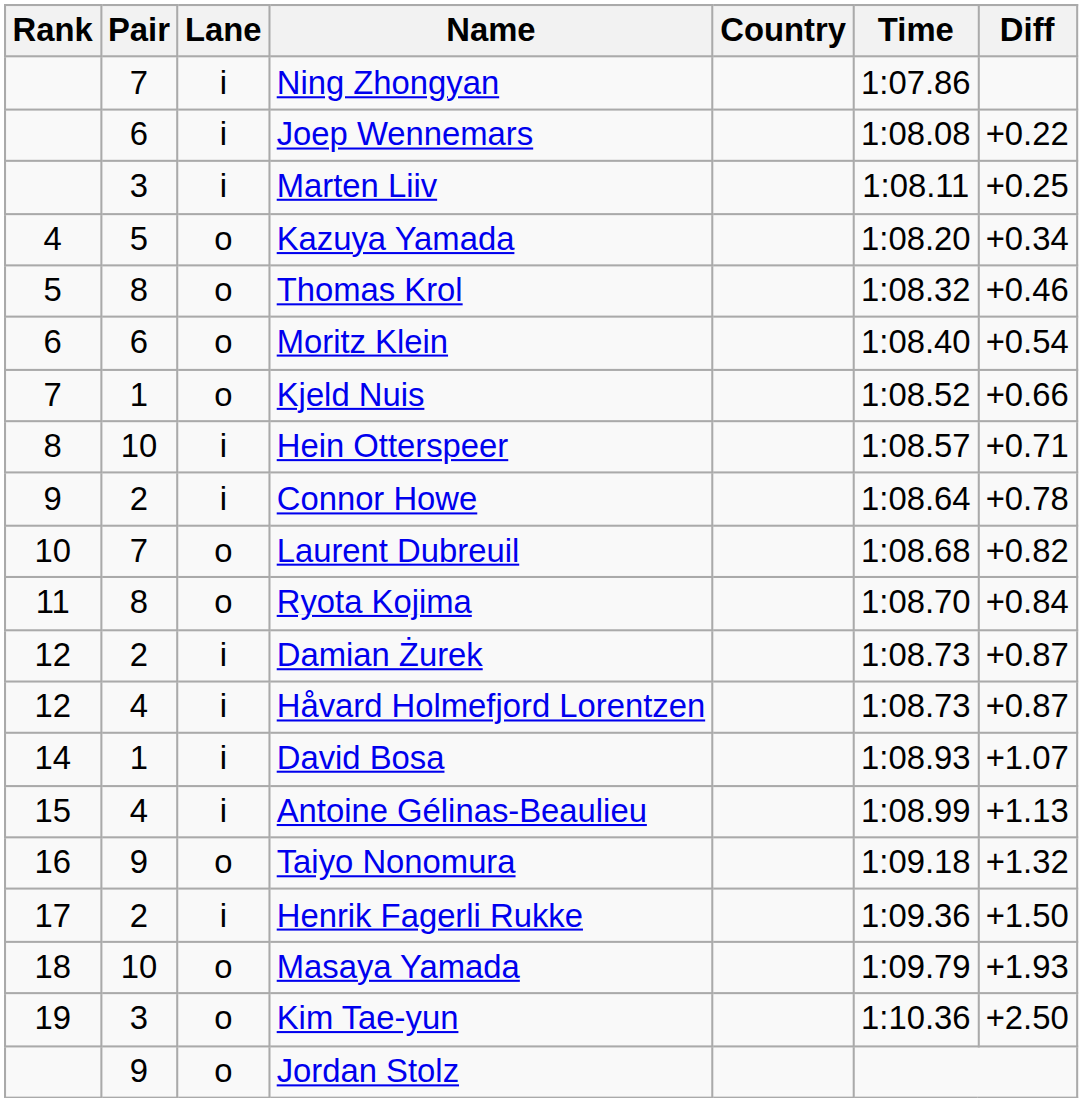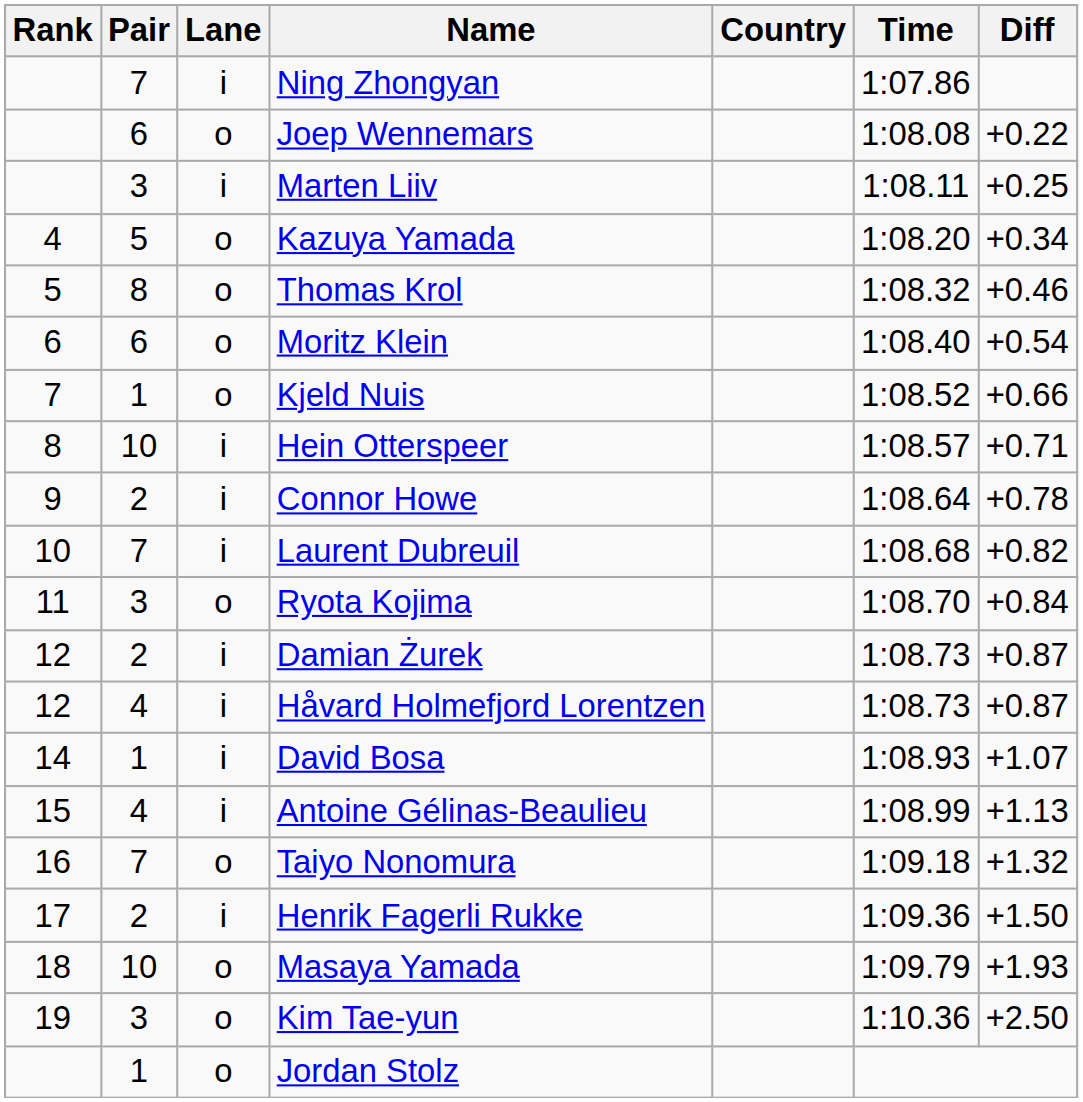(223, 134) i -> (223, 134) o
(223, 550) o -> (223, 550) i
(139, 602) 8 -> (139, 602) 3
(139, 862) 9 -> (139, 862) 7
(139, 1070) 9 -> (139, 1070) 1
